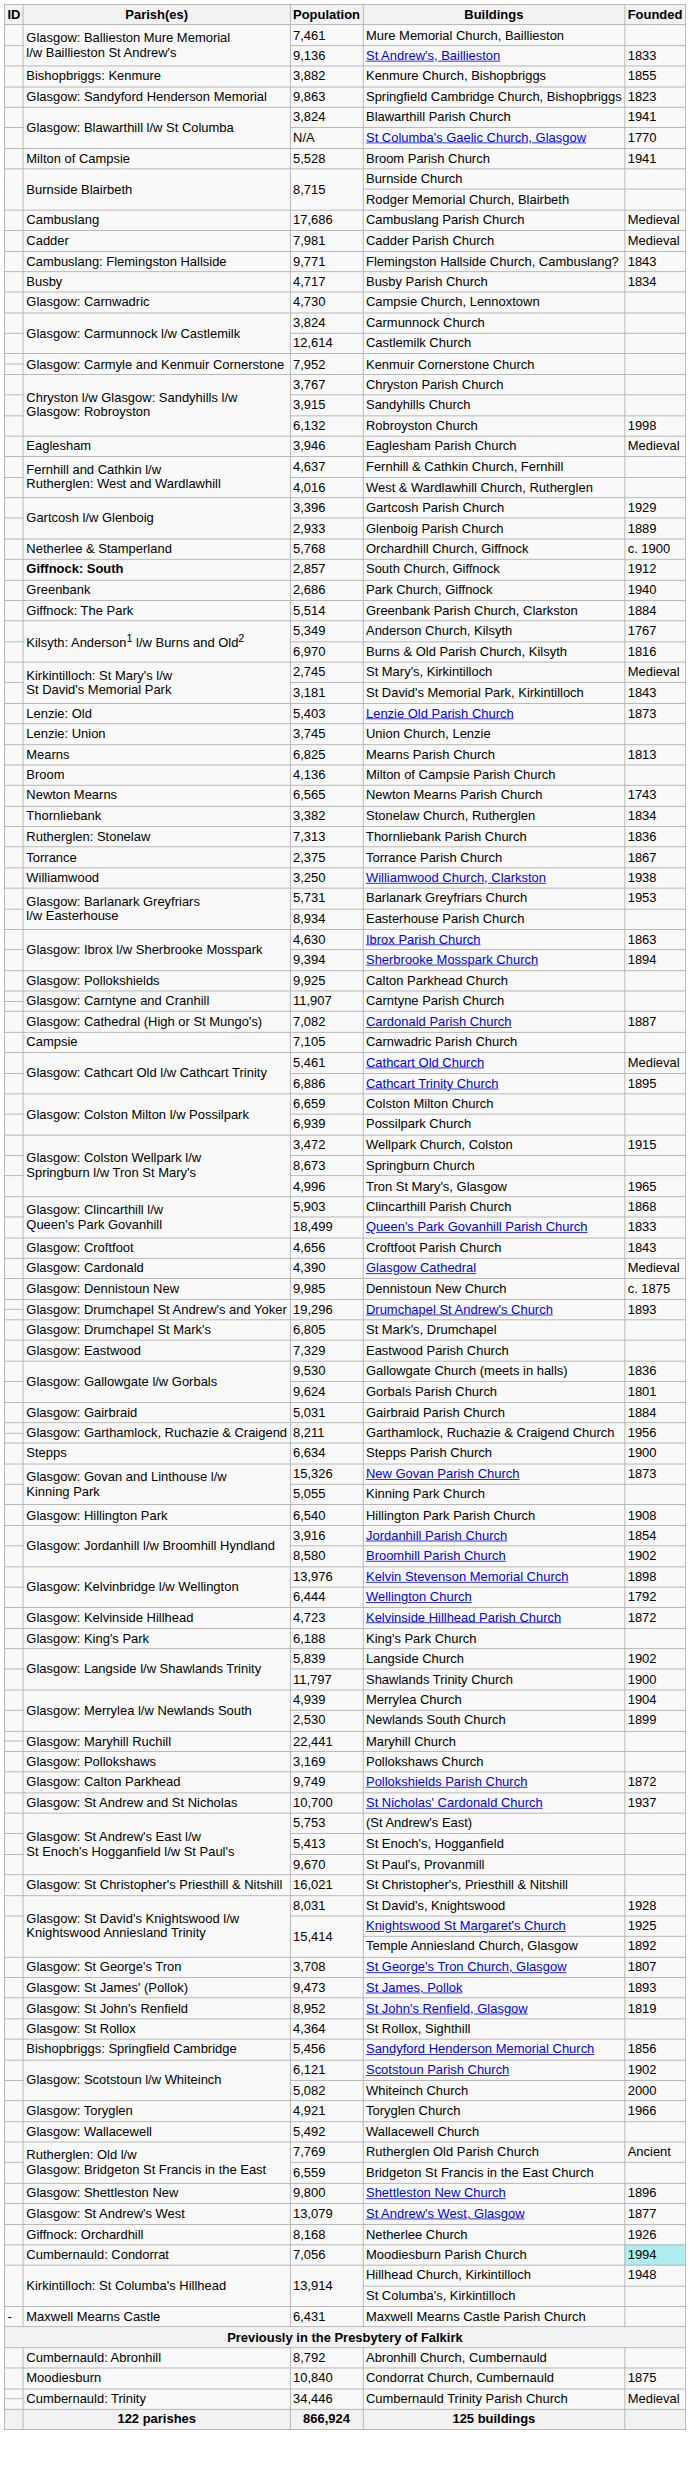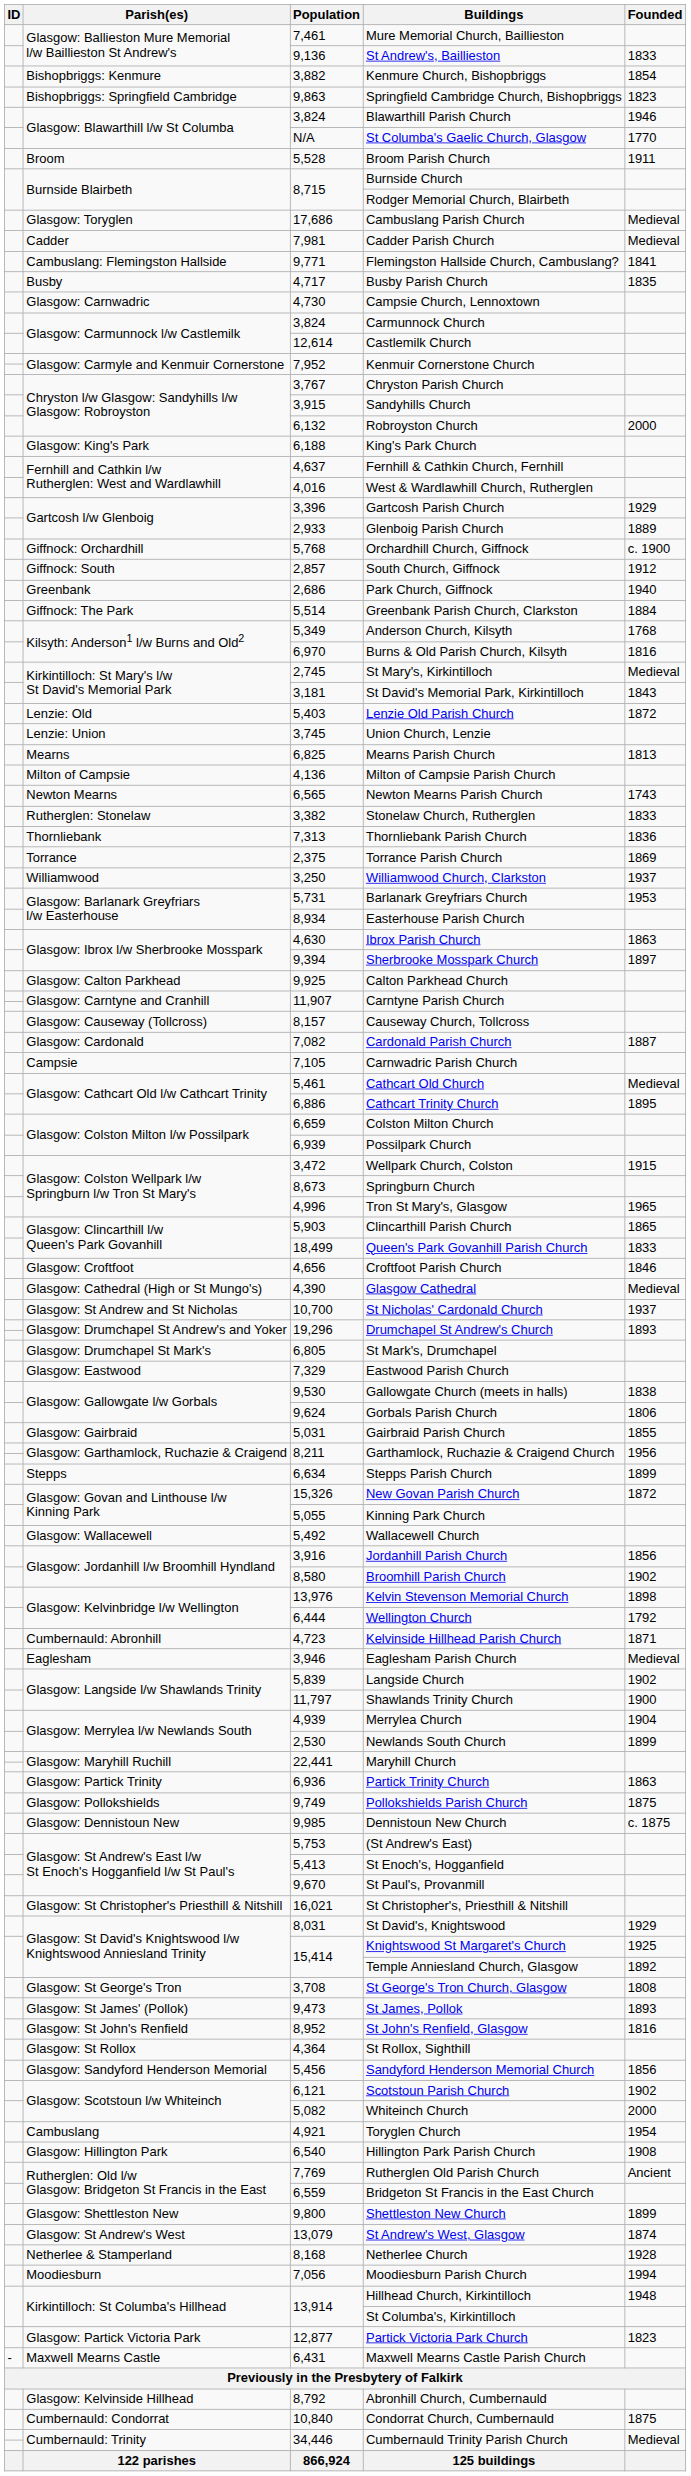(642, 76) 1855 -> (642, 76) 1854
(147, 96) Glasgow: Sandyford Henderson Memorial -> (132, 96) Bishopbriggs: Springfield Cambridge
(642, 117) 1941 -> (642, 117) 1946
(78, 158) Milton of Campsie -> (45, 158) Broom
(642, 158) 1941 -> (642, 158) 1911
(63, 220) Cambuslang -> (80, 220) Glasgow: Toryglen
(642, 261) 1843 -> (642, 261) 1841
(642, 281) 1834 -> (642, 281) 1835
(642, 425) 1998 -> (642, 425) 2000
rows swapped: (309, 446) <-> (309, 1638)
(99, 549) Netherlee & Stamperland -> (85, 549) Giffnock: Orchardhill
(75, 569) bold -> (71, 569) normal
(642, 631) 1767 -> (642, 631) 1768
(642, 713) 1873 -> (642, 713) 1872
(45, 775) Broom -> (78, 775) Milton of Campsie
(64, 816) Thornliebank -> (88, 816) Rutherglen: Stonelaw
(642, 816) 1834 -> (642, 816) 1833
(88, 836) Rutherglen: Stonelaw -> (64, 836) Thornliebank
(642, 857) 1867 -> (642, 857) 1869
(642, 878) 1938 -> (642, 878) 1937
(642, 960) 1894 -> (642, 960) 1897
(93, 980) Glasgow: Pollokshields -> (103, 980) Glasgow: Calton Parkhead
+ row: (309, 1021)
(144, 1021) Glasgow: Cathedral (High or St Mungo's) -> (85, 1042) Glasgow: Cardonald
(642, 1206) 1868 -> (642, 1227) 1865
(642, 1248) 1843 -> (642, 1268) 1846
(85, 1268) Glasgow: Cardonald -> (144, 1289) Glasgow: Cathedral (High or St Mungo's)
rows swapped: (309, 1289) <-> (313, 1802)
(642, 1371) 1836 -> (642, 1391) 1838
(642, 1391) 1801 -> (642, 1412) 1806
(642, 1412) 1884 -> (642, 1432) 1855
(642, 1453) 1900 -> (642, 1474) 1899
(642, 1474) 1873 -> (642, 1494) 1872
rows swapped: (309, 1515) <-> (309, 2131)
(642, 1535) 1854 -> (642, 1556) 1856
(110, 1617) Glasgow: Kelvinside Hillhead -> (94, 1638) Cumbernauld: Abronhill
(642, 1617) 1872 -> (642, 1638) 1871
+ row: (309, 1782)
- row: (309, 1761)
(103, 1782) Glasgow: Calton Parkhead -> (93, 1802) Glasgow: Pollokshields
(642, 1782) 1872 -> (642, 1802) 1875
(642, 1905) 1928 -> (642, 1926) 1929
(642, 1967) 1807 -> (642, 1987) 1808
(642, 2008) 1819 -> (642, 2029) 1816
(132, 2049) Bishopbriggs: Springfield Cambridge -> (147, 2070) Glasgow: Sandyford Henderson Memorial
(80, 2111) Glasgow: Toryglen -> (63, 2131) Cambuslang
(642, 2111) 1966 -> (642, 2131) 1954
(642, 2193) 1896 -> (642, 2214) 1899
(642, 2214) 1877 -> (642, 2234) 1874
(85, 2234) Giffnock: Orchardhill -> (99, 2255) Netherlee & Stamperland
(642, 2234) 1926 -> (642, 2255) 1928
(98, 2255) Cumbernauld: Condorrat -> (64, 2275) Moodiesburn
(642, 2255) paleturquoise background -> (642, 2275) no background
+ row: (313, 2337)
(94, 2357) Cumbernauld: Abronhill -> (110, 2399) Glasgow: Kelvinside Hillhead
(64, 2378) Moodiesburn -> (98, 2419) Cumbernauld: Condorrat
